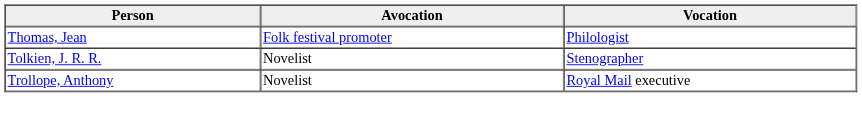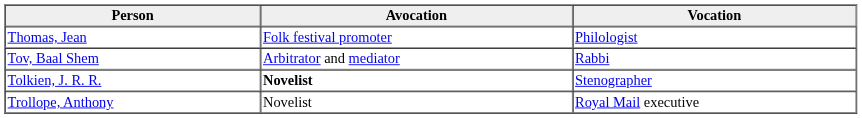+ row: (53, 58)
(287, 58) normal -> (288, 80) bold
